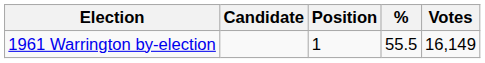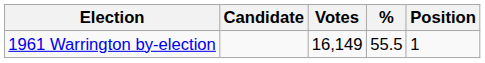columns swapped: (450, 17) <-> (344, 17)
